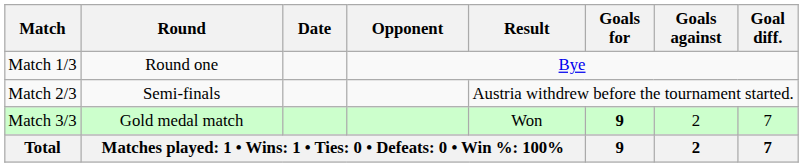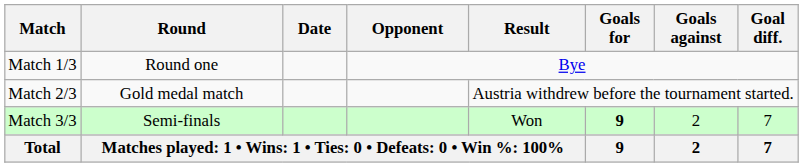(182, 92) Semi-finals -> (182, 92) Gold medal match
(182, 120) Gold medal match -> (182, 120) Semi-finals
